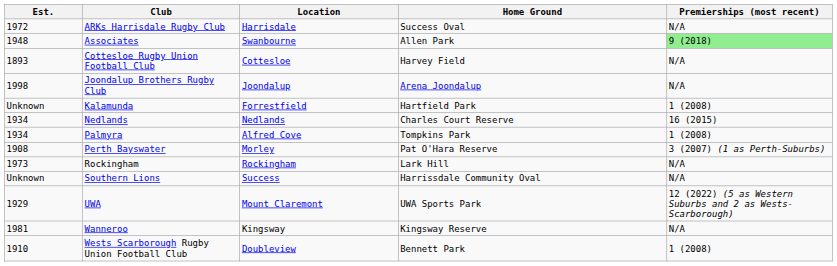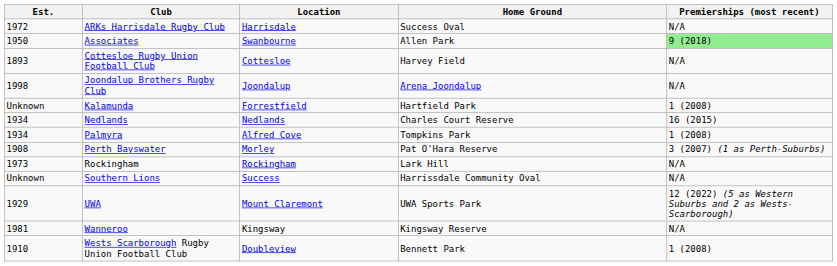(17, 41) 1948 -> (17, 41) 1950
